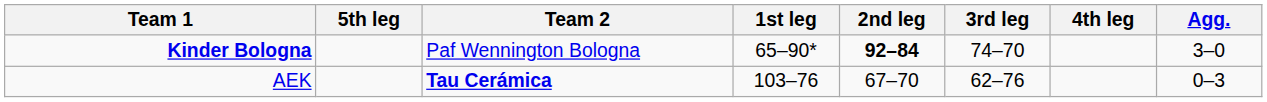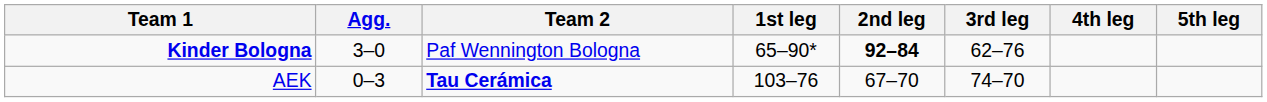columns swapped: (1209, 19) <-> (369, 19)
(997, 50) 74–70 -> (997, 50) 62–76
(997, 81) 62–76 -> (997, 81) 74–70
